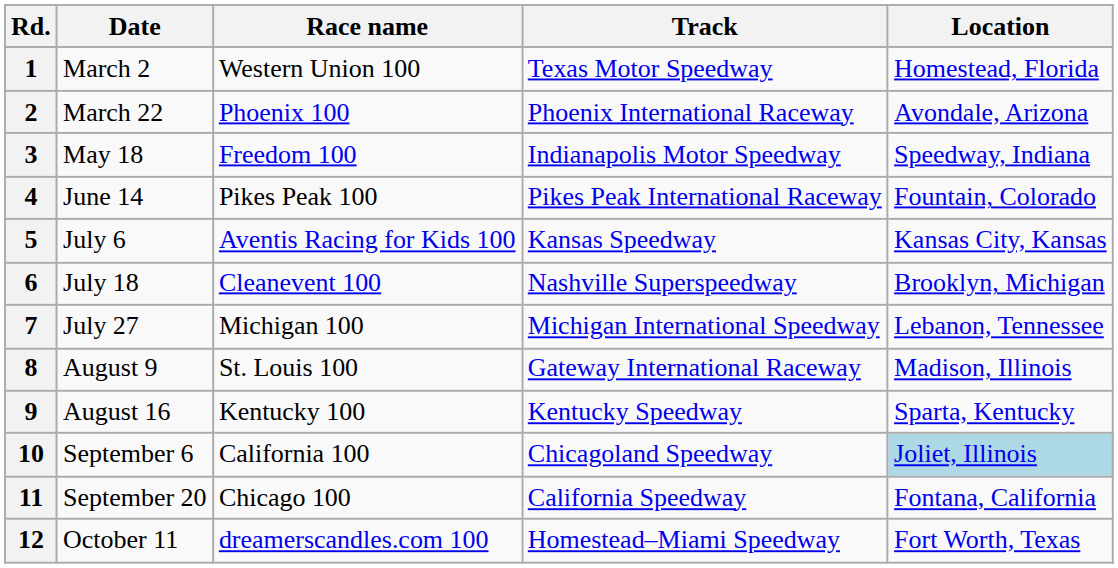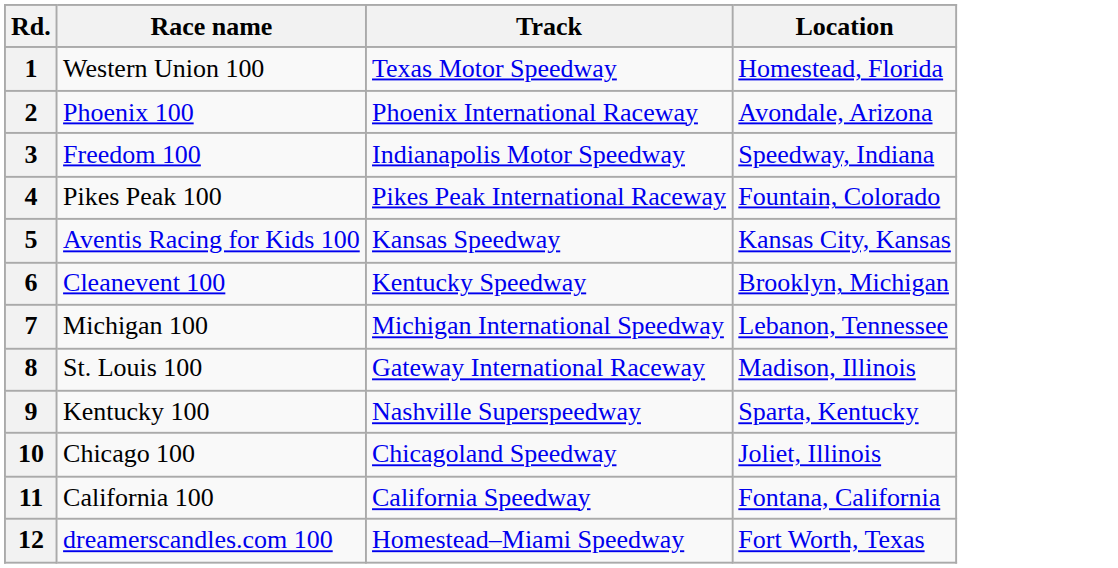- column: (135, 25)
(662, 282) Nashville Superspeedway -> (479, 282) Kentucky Speedway
(635, 411) Kentucky Speedway -> (507, 411) Nashville Superspeedway
(294, 454) California 100 -> (129, 454) Chicago 100
(966, 454) lightblue background -> (810, 454) no background
(285, 496) Chicago 100 -> (138, 496) California 100
